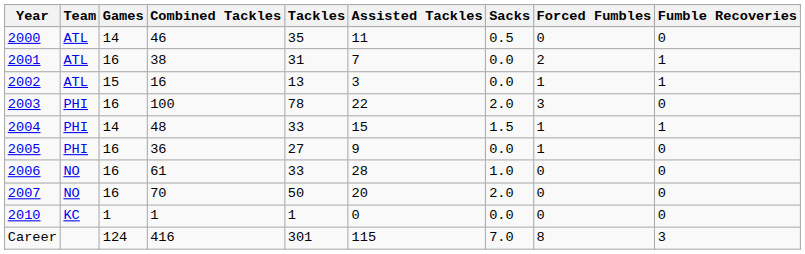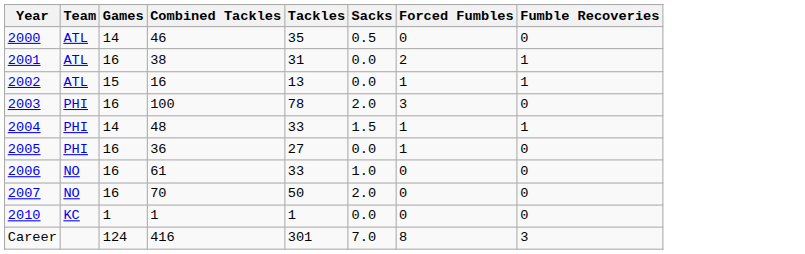- column: (417, 16)
